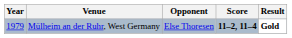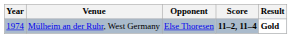(15, 26) 1979 -> (15, 26) 1974
